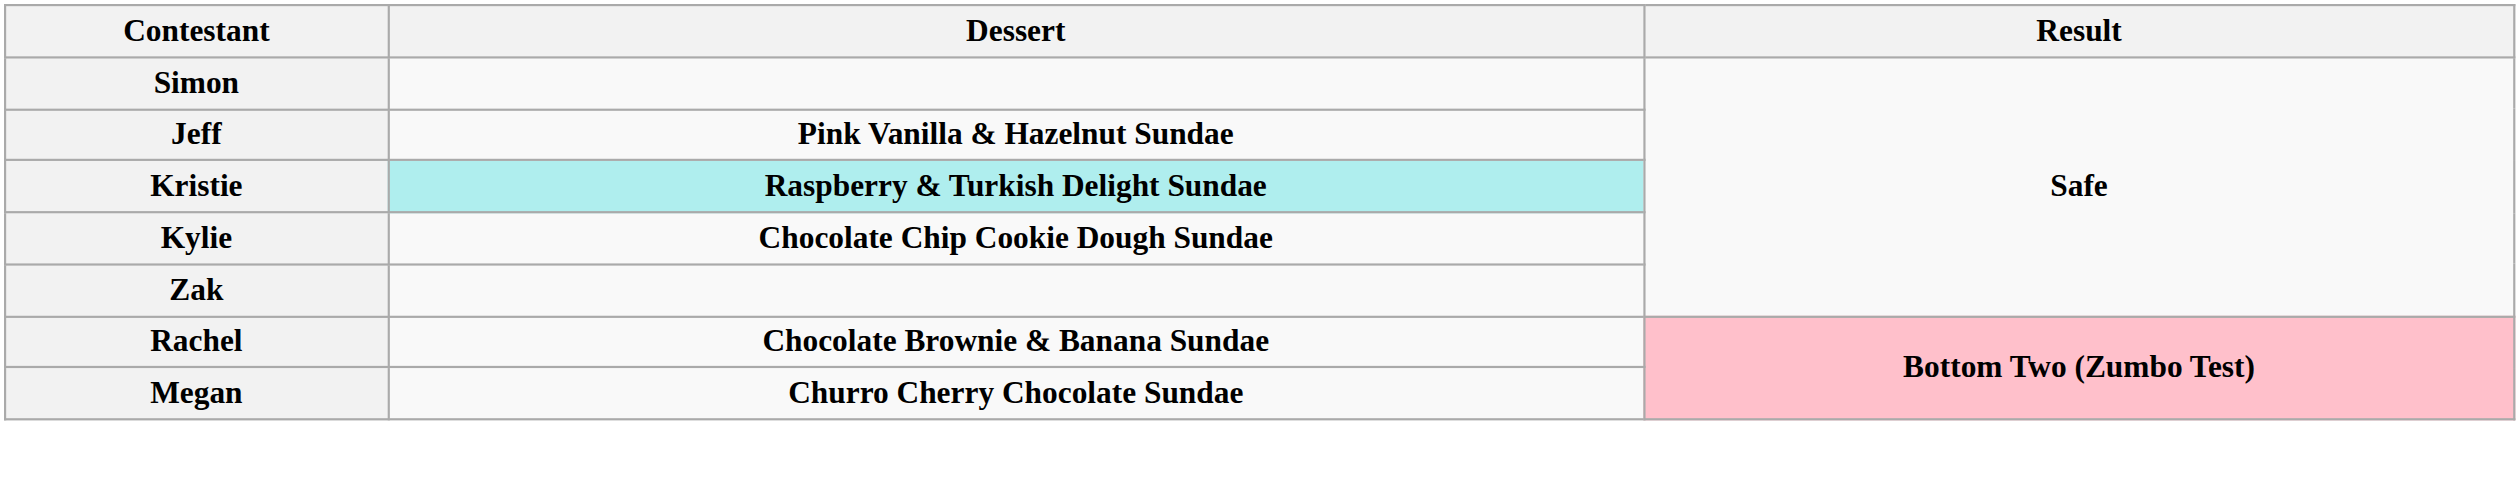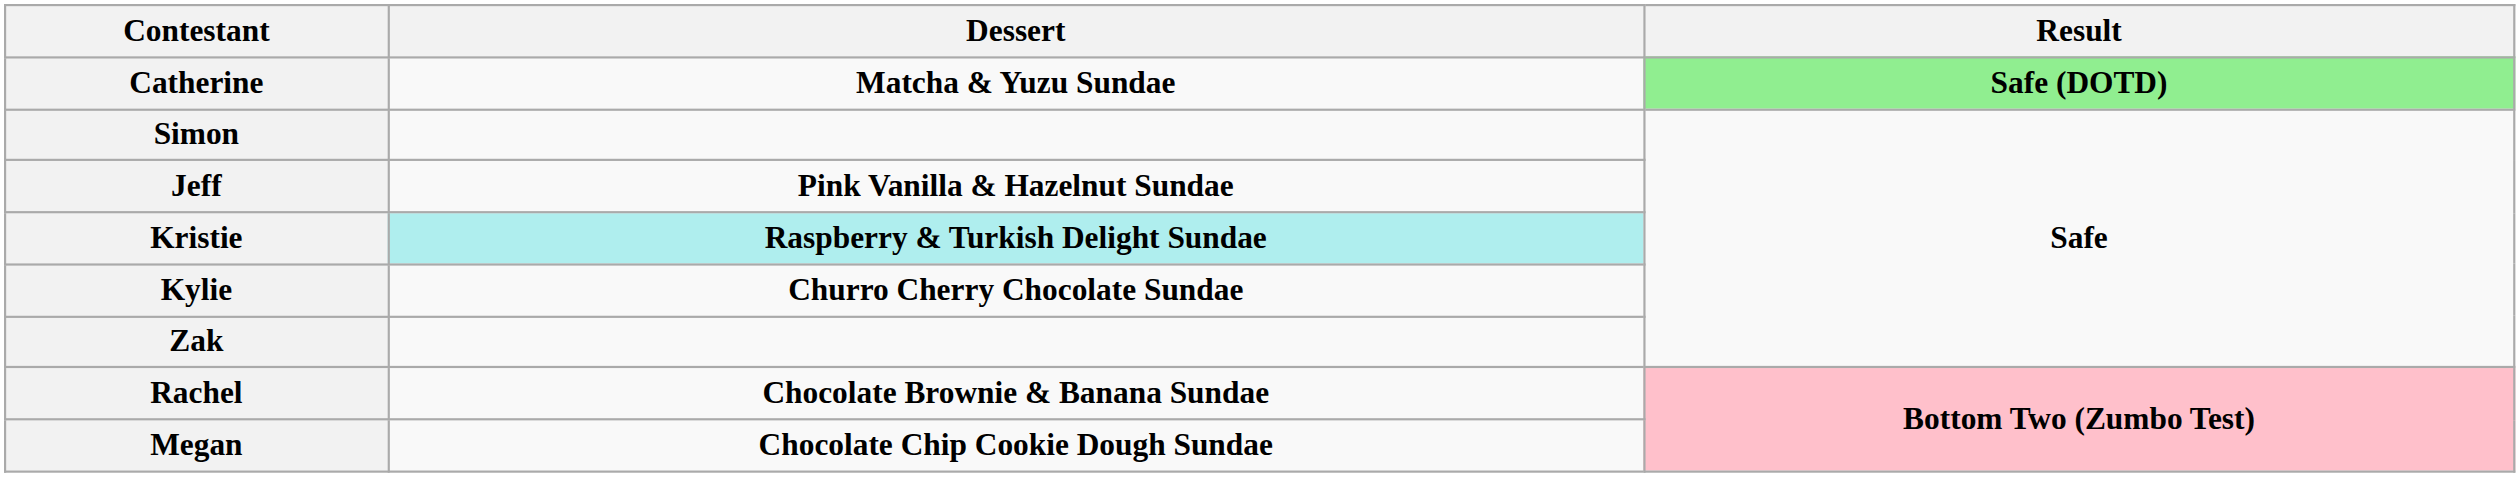+ row: (196, 82)
(1016, 237) Chocolate Chip Cookie Dough Sundae -> (1016, 289) Churro Cherry Chocolate Sundae
(1016, 393) Churro Cherry Chocolate Sundae -> (1016, 444) Chocolate Chip Cookie Dough Sundae
